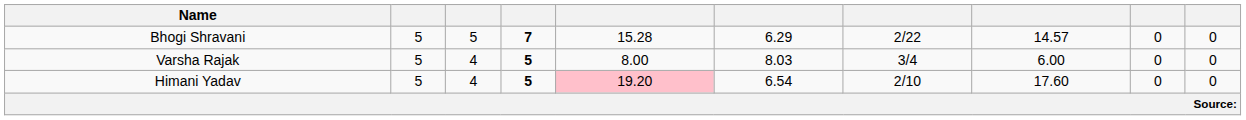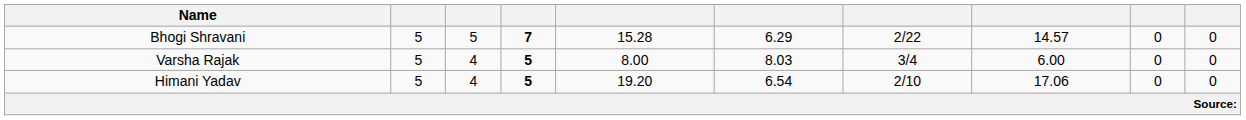(635, 81) pink background -> (635, 81) no background
(1051, 81) 17.60 -> (1051, 81) 17.06
